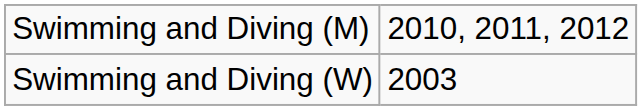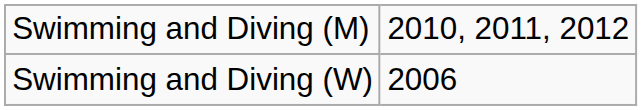(422, 79) 2003 -> (422, 79) 2006
